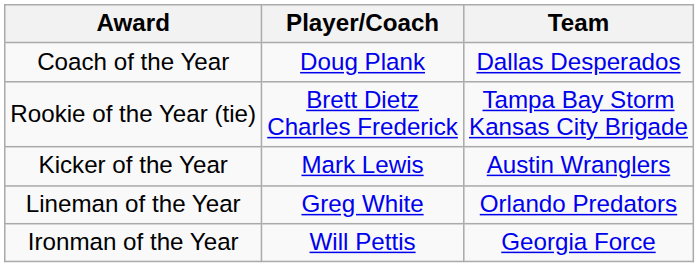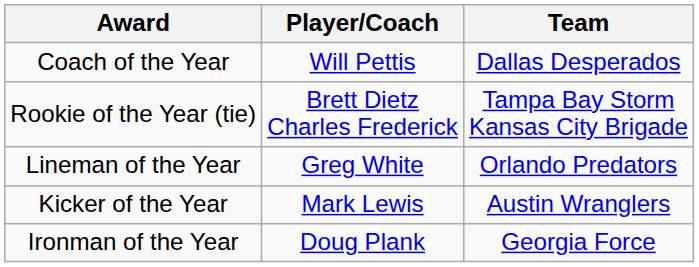(363, 61) Doug Plank -> (363, 61) Will Pettis
rows swapped: (133, 204) <-> (133, 165)
(363, 242) Will Pettis -> (363, 242) Doug Plank
